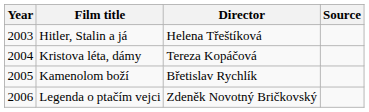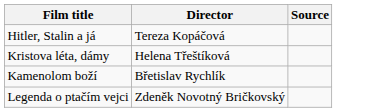- column: (20, 14)
(214, 35) Helena Třeštíková -> (180, 35) Tereza Kopáčová
(212, 55) Tereza Kopáčová -> (182, 55) Helena Třeštíková
